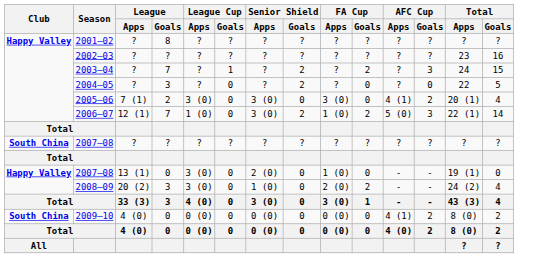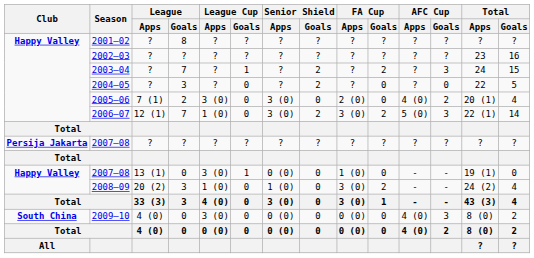(336, 99) 3 (0) -> (352, 99) 2 (0)
(399, 99) 4 (1) -> (415, 99) 4 (0)
(336, 114) 1 (0) -> (352, 114) 3 (0)
(39, 143) South China -> (47, 143) Persija Jakarta
(230, 172) 0 -> (247, 172) 1
(265, 172) 2 (0) -> (281, 172) 0 (0)
(199, 187) 3 (0) -> (215, 187) 1 (0)
(336, 187) 2 (0) -> (352, 187) 3 (0)
(199, 216) 0 (0) -> (215, 216) 3 (0)
(399, 216) 4 (1) -> (415, 216) 4 (0)
(430, 216) 2 -> (446, 216) 3
